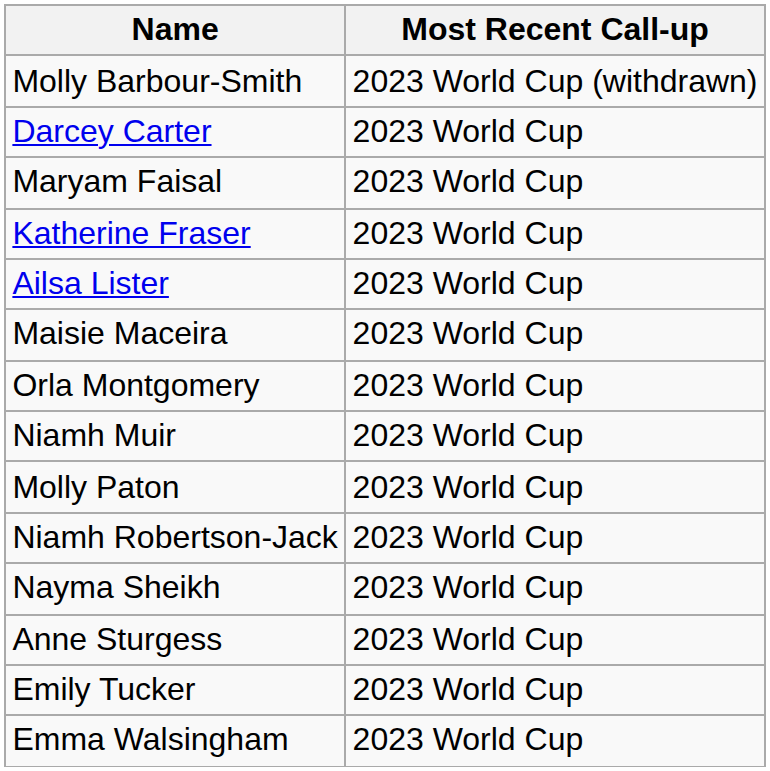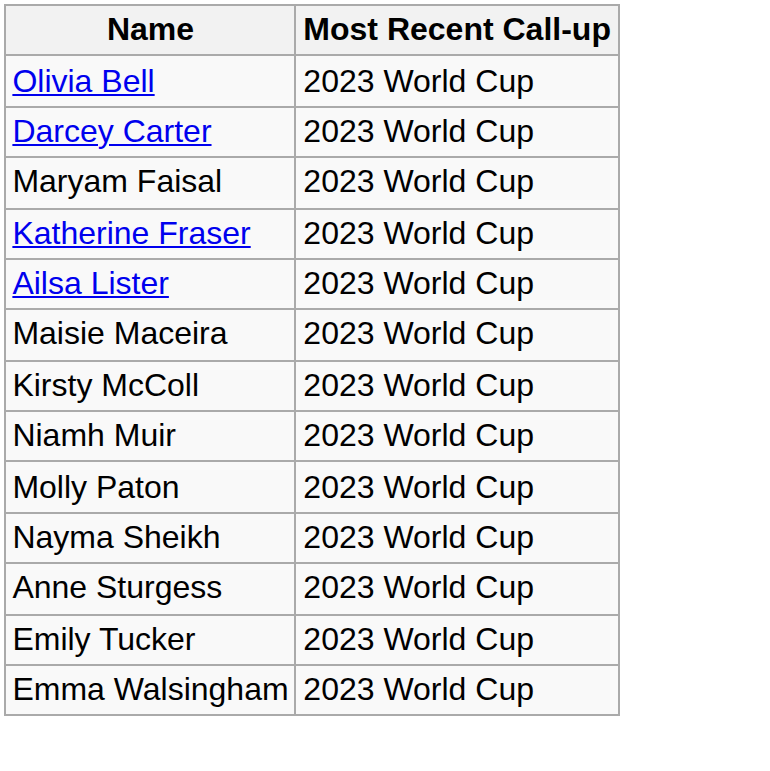- row: (157, 80)
+ row: (84, 80)
+ row: (106, 385)
- row: (136, 385)
- row: (175, 537)
